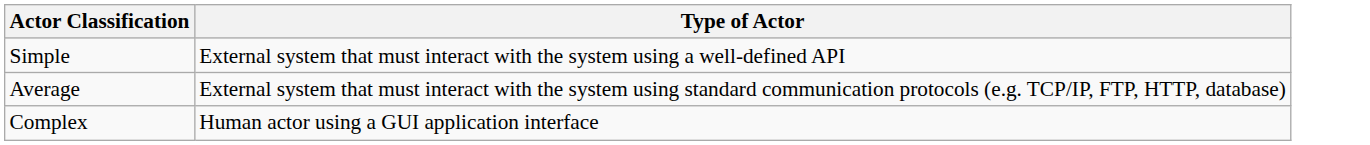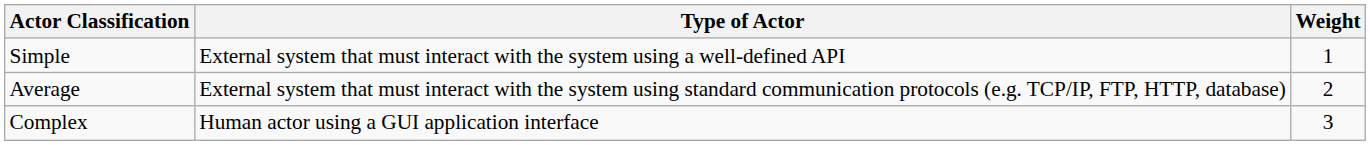+ column: (1328, 21)
